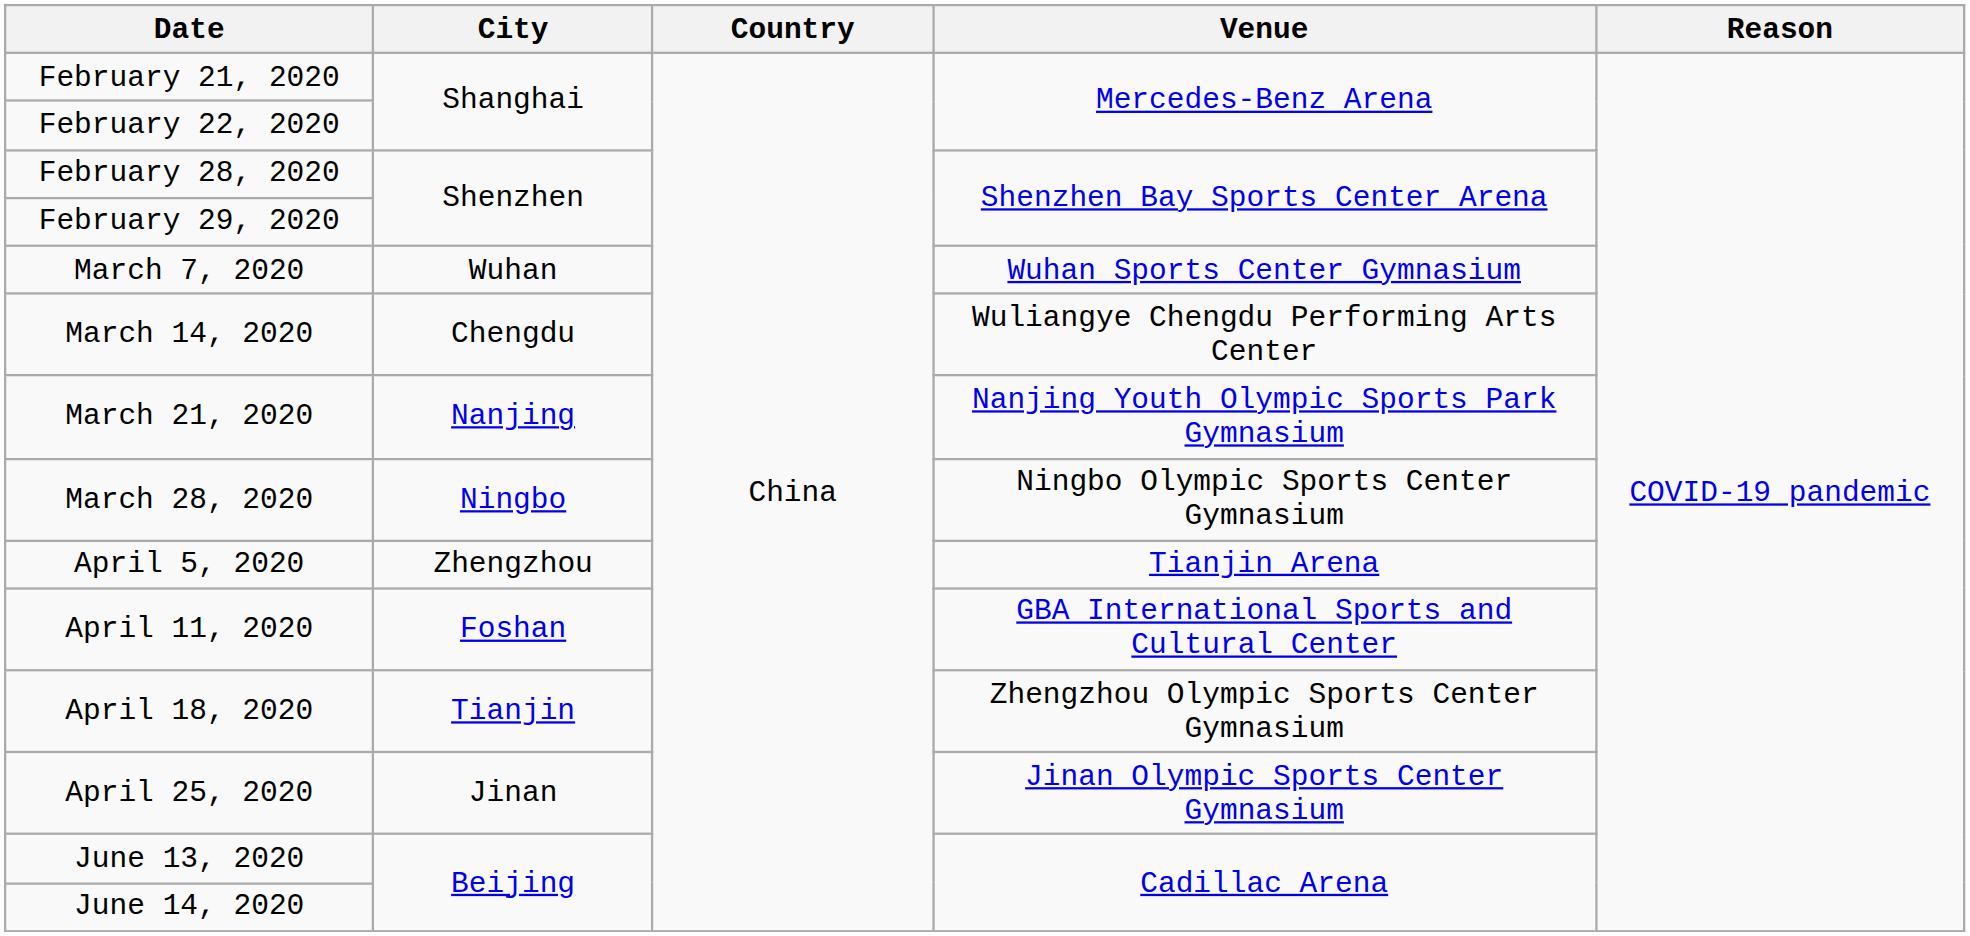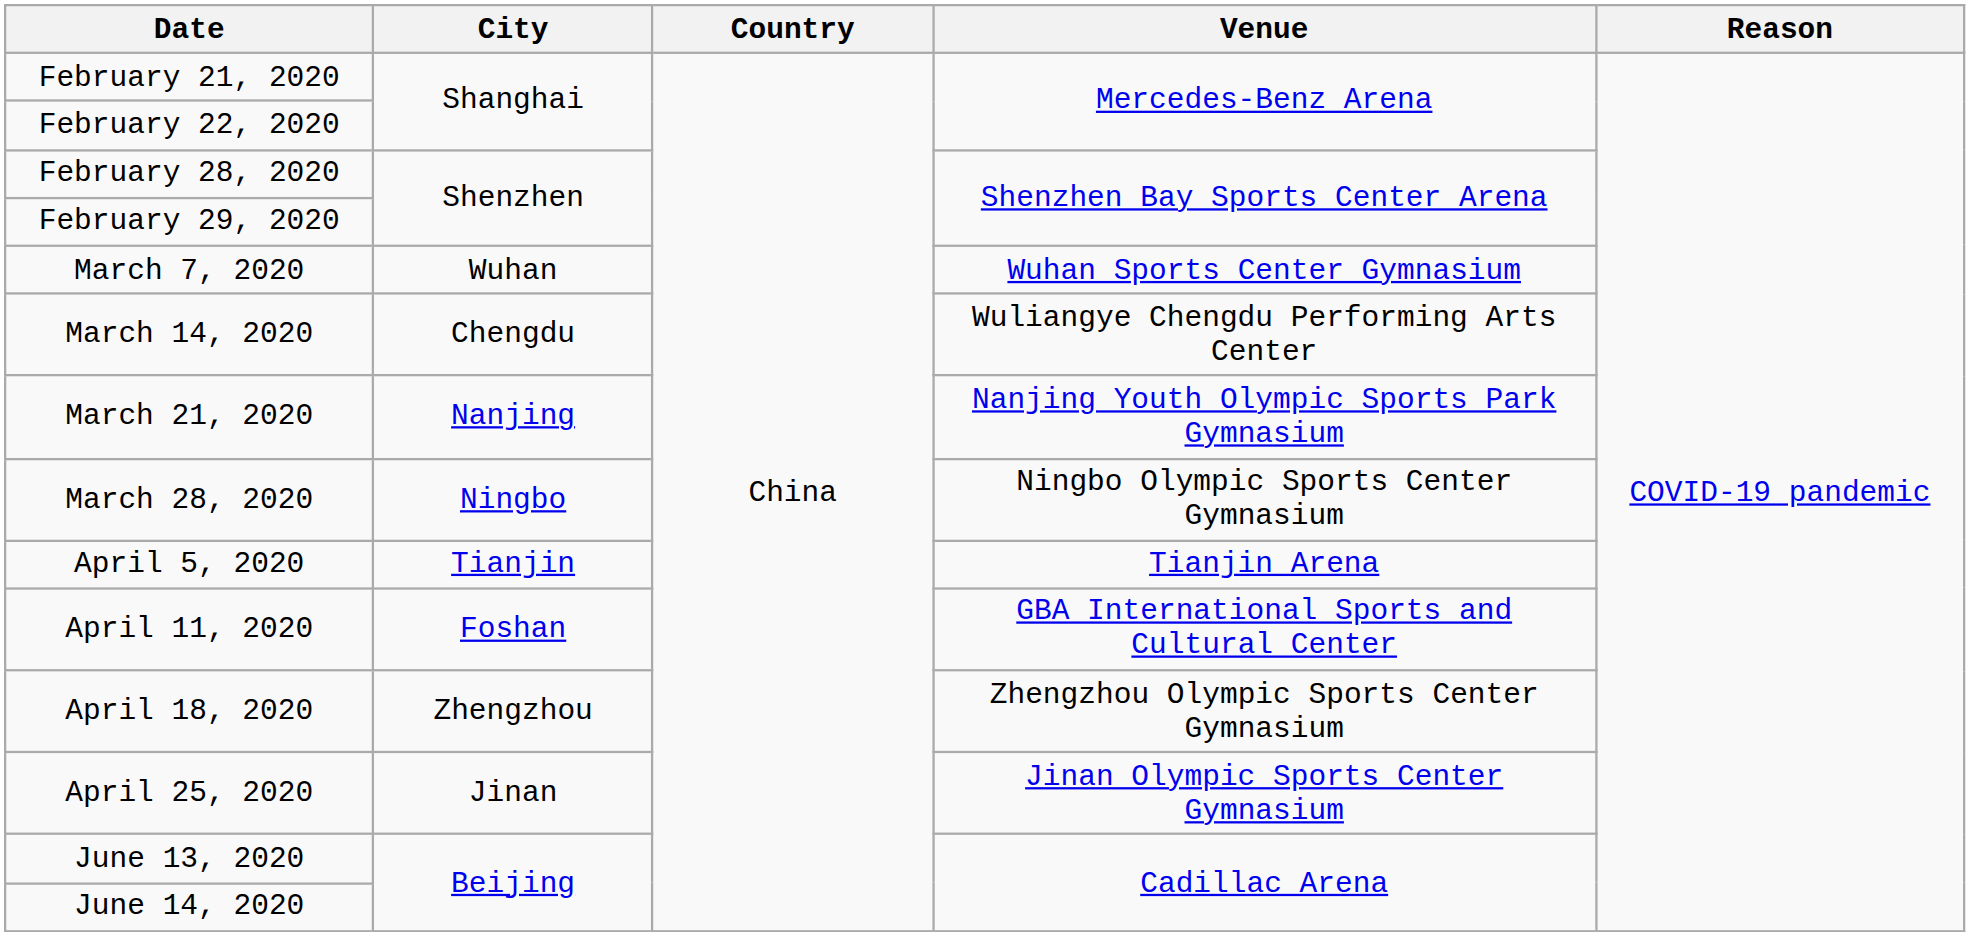(513, 564) Zhengzhou -> (513, 564) Tianjin
(513, 711) Tianjin -> (513, 711) Zhengzhou
